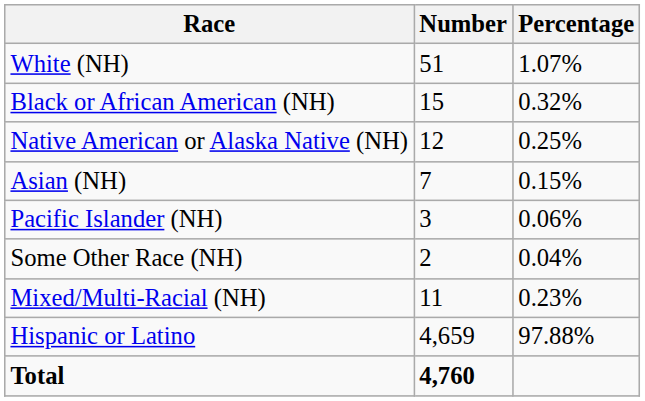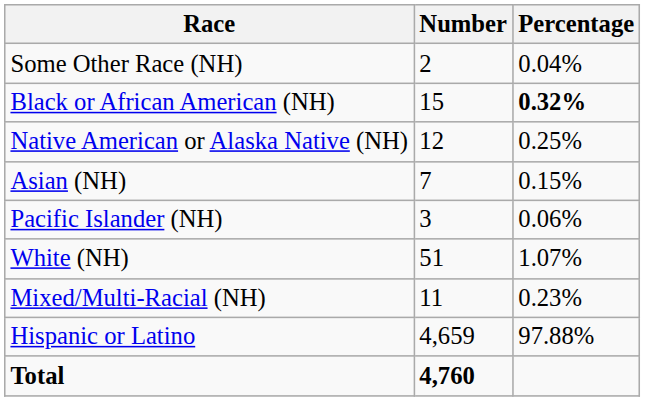rows swapped: (70, 63) <-> (126, 258)
(550, 102) normal -> (552, 102) bold
